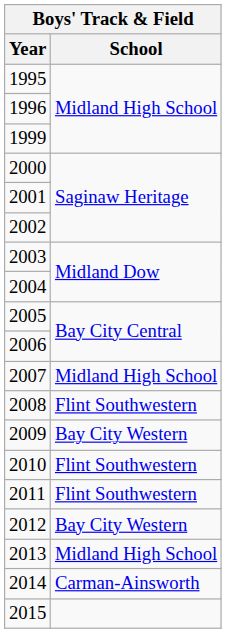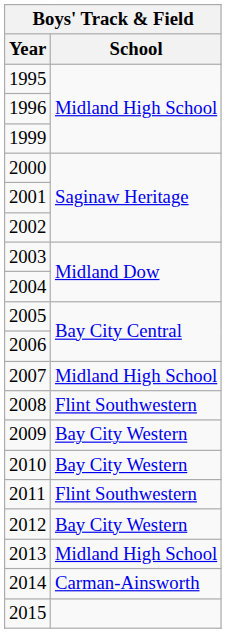(126, 464) Flint Southwestern -> (121, 464) Bay City Western
